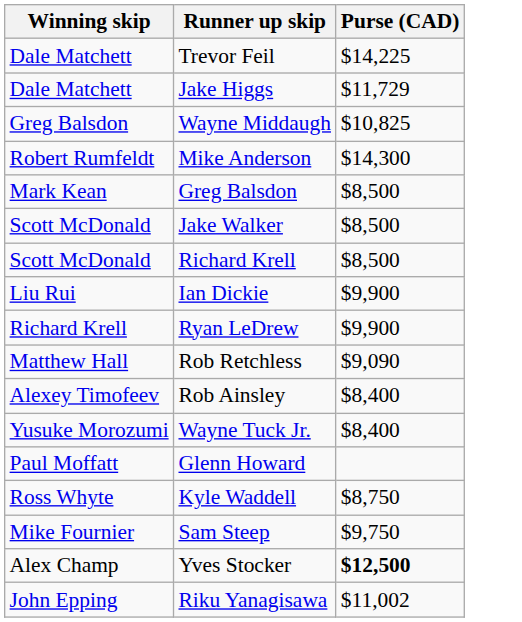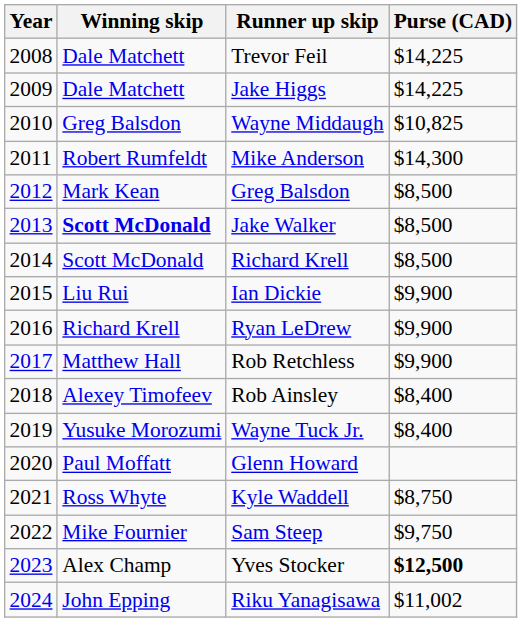+ column: (31, 21)
(375, 89) $11,729 -> (428, 89) $14,225
(80, 225) normal -> (137, 225) bold
(370, 361) $9,090 -> (423, 361) $9,900
